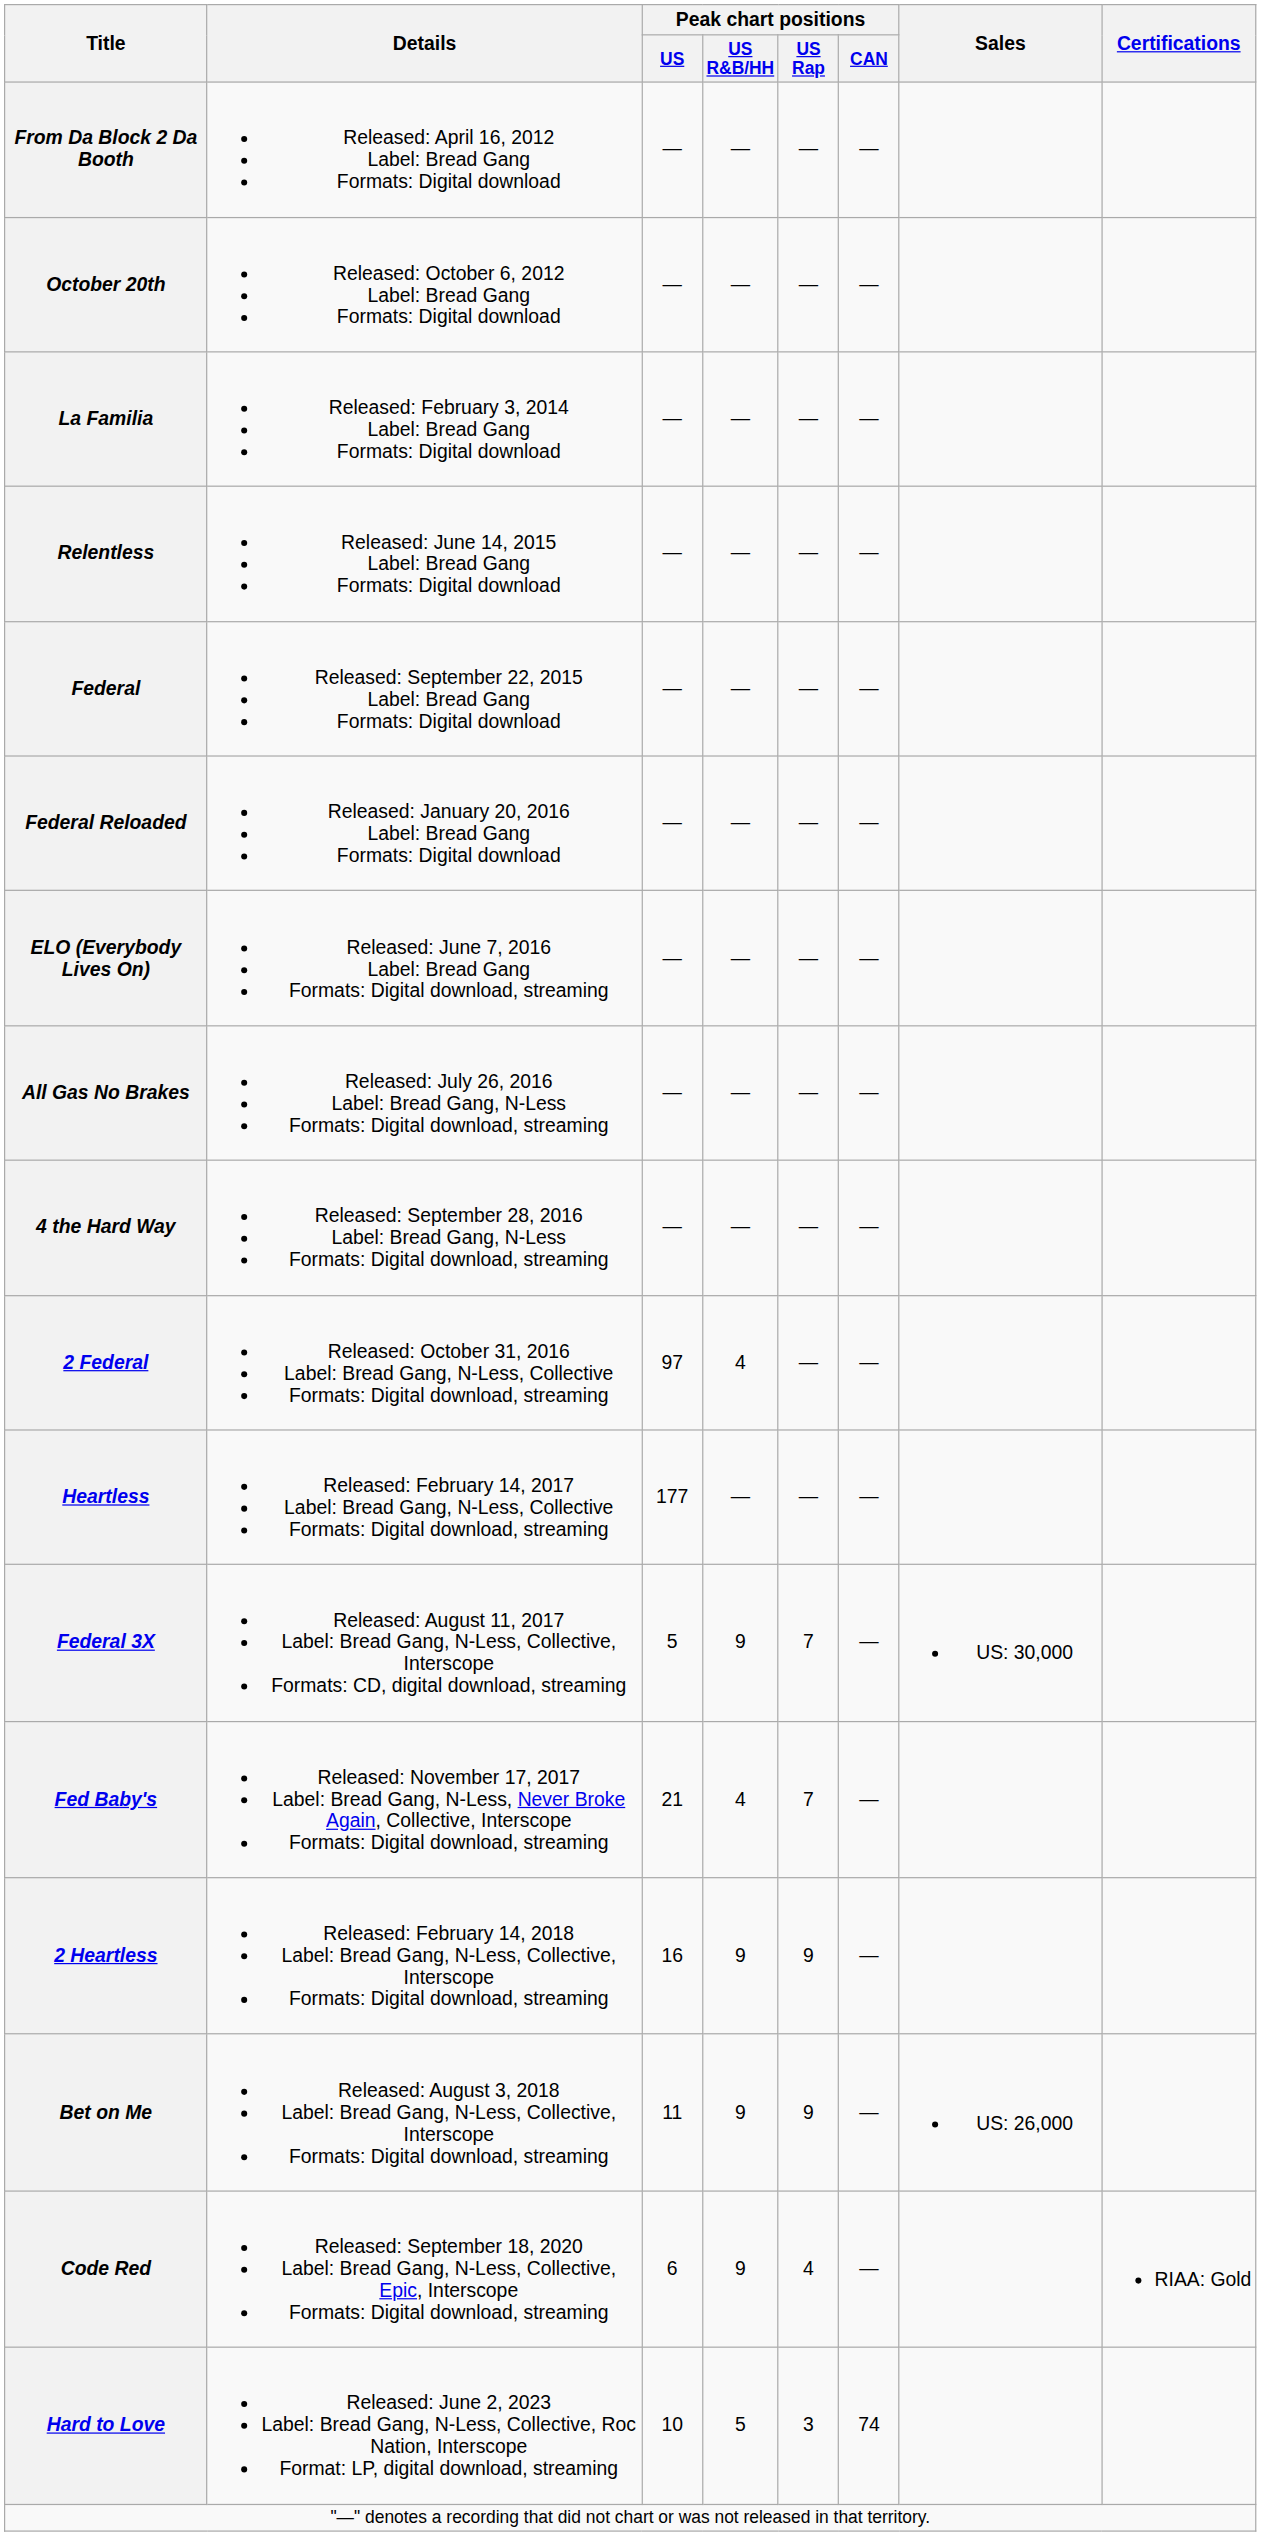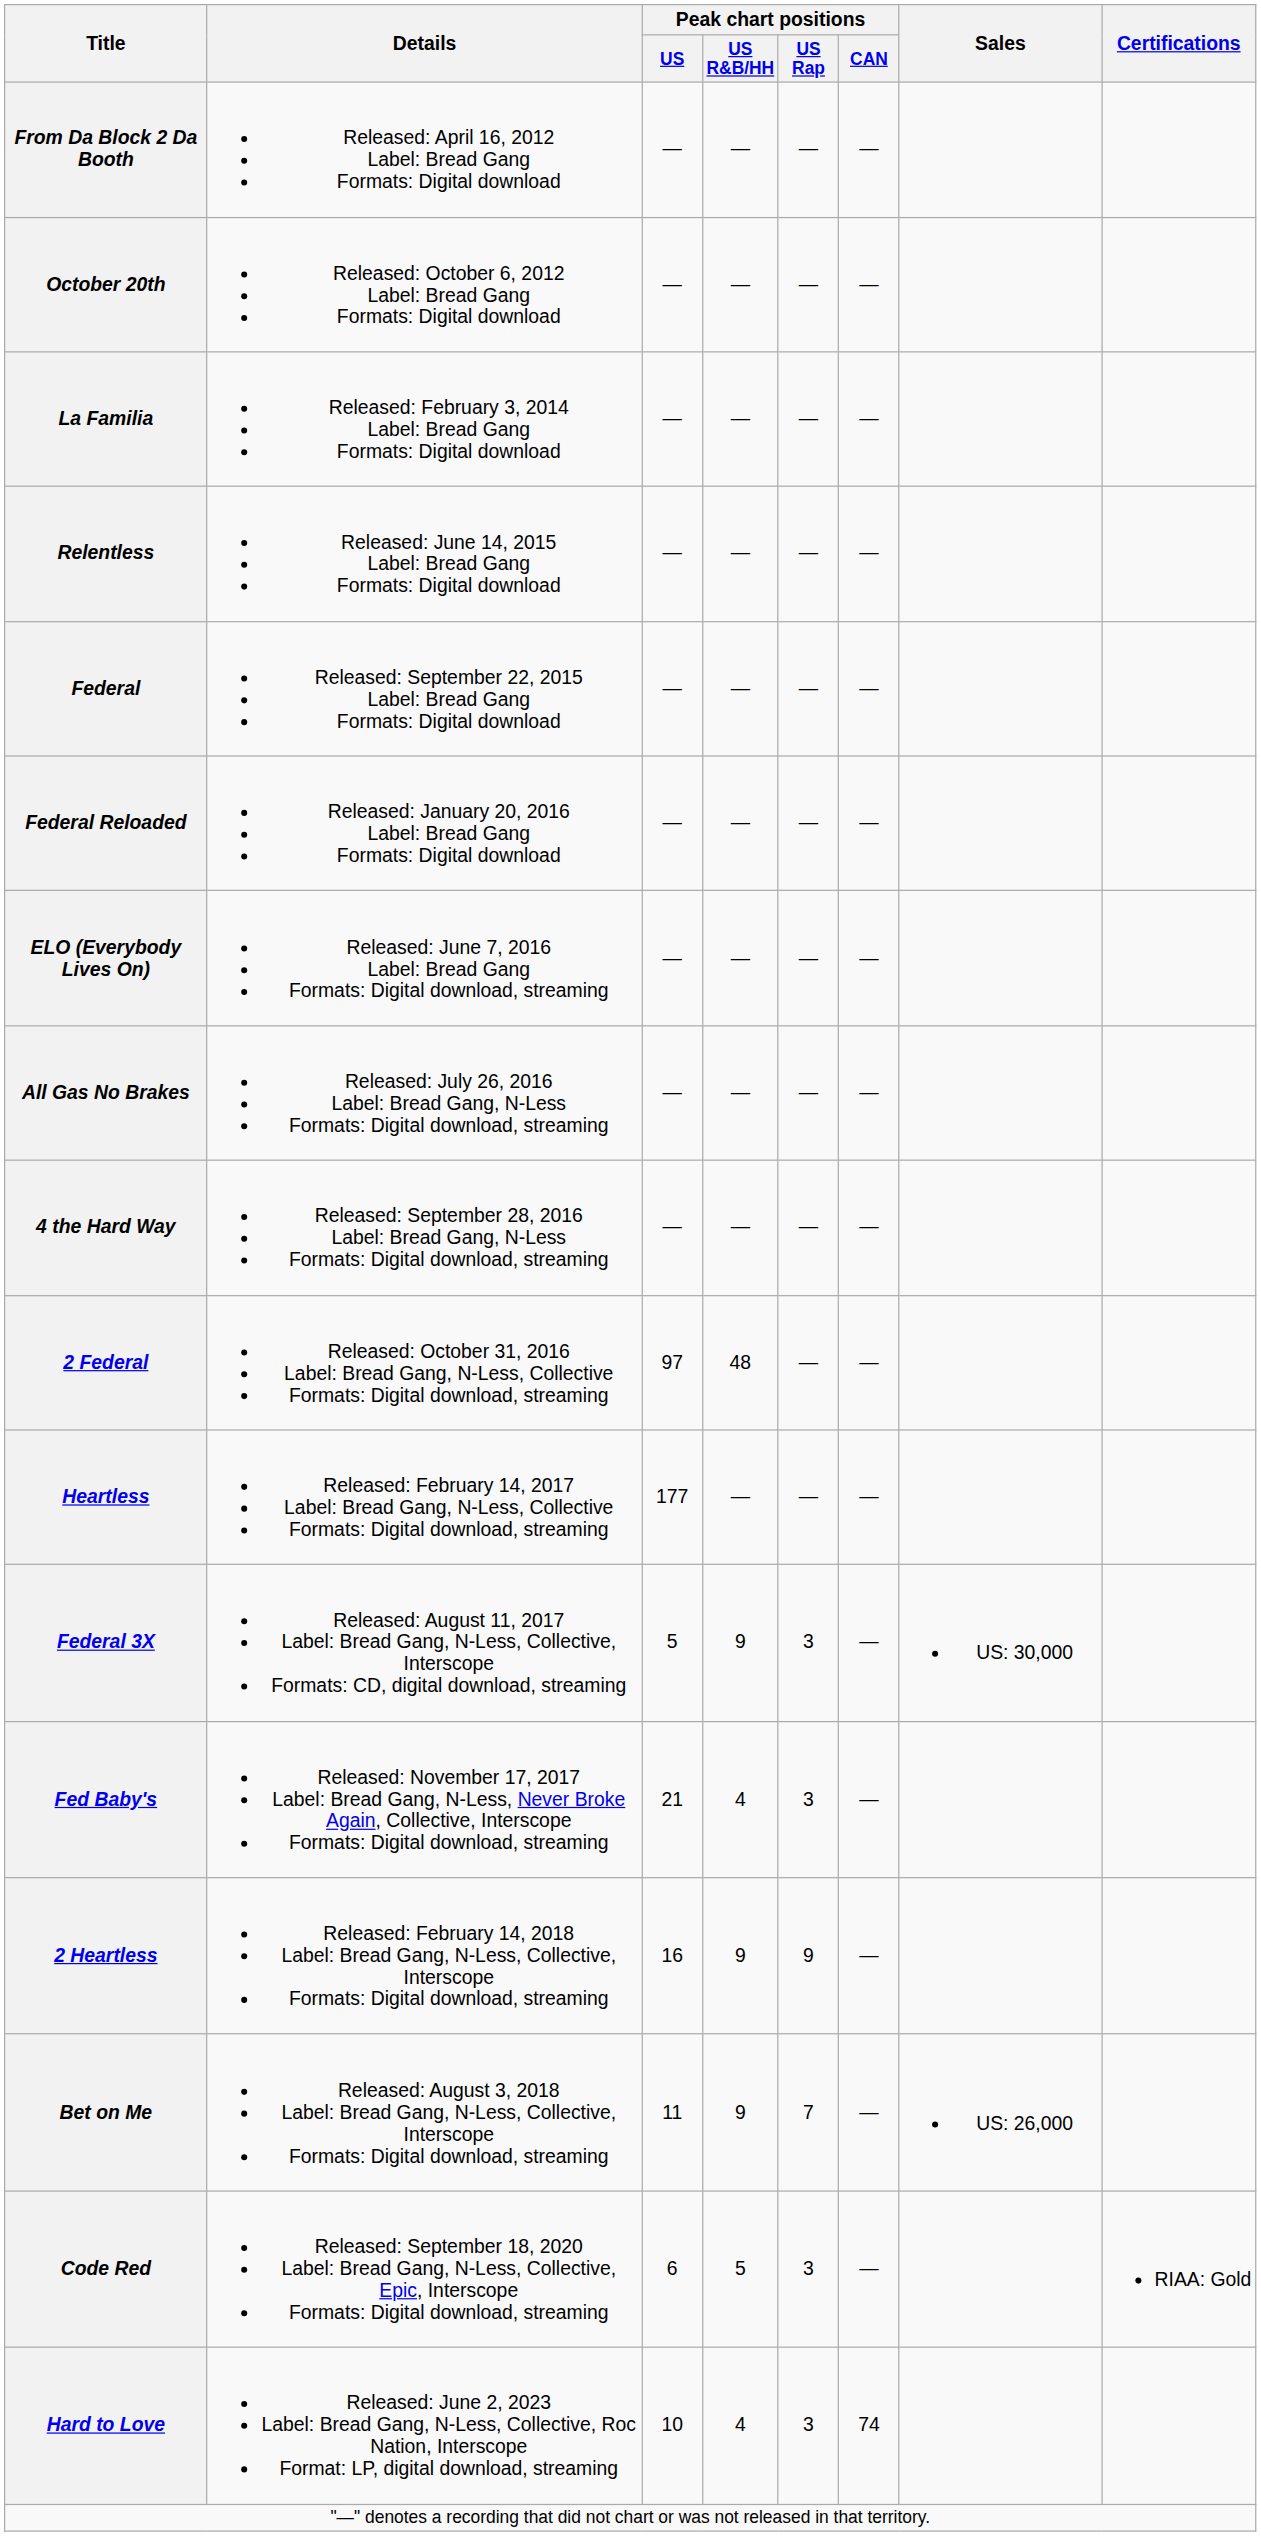(740, 1362) 4 -> (740, 1362) 48
(808, 1642) 7 -> (808, 1642) 3
(808, 1799) 7 -> (808, 1799) 3
(808, 2112) 9 -> (808, 2112) 7
(740, 2268) 9 -> (740, 2268) 5
(808, 2268) 4 -> (808, 2268) 3
(740, 2425) 5 -> (740, 2425) 4
